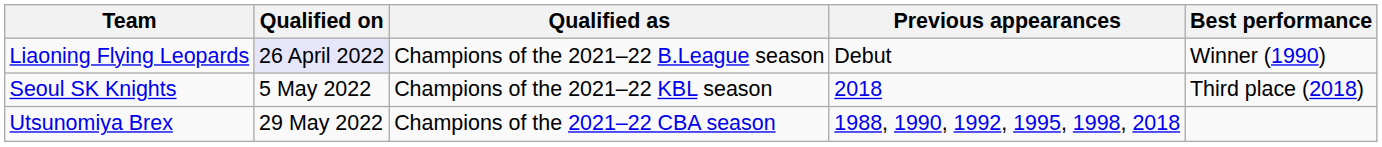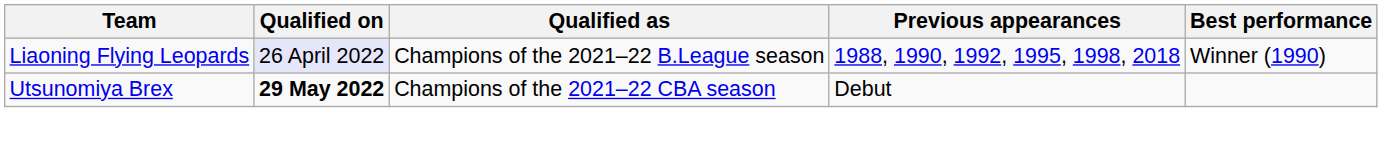(863, 55) Debut -> (1007, 55) 1988, 1990, 1992, 1995, 1998, 2018
- row: (93, 89)
(321, 123) normal -> (322, 89) bold
(1007, 123) 1988, 1990, 1992, 1995, 1998, 2018 -> (863, 89) Debut
